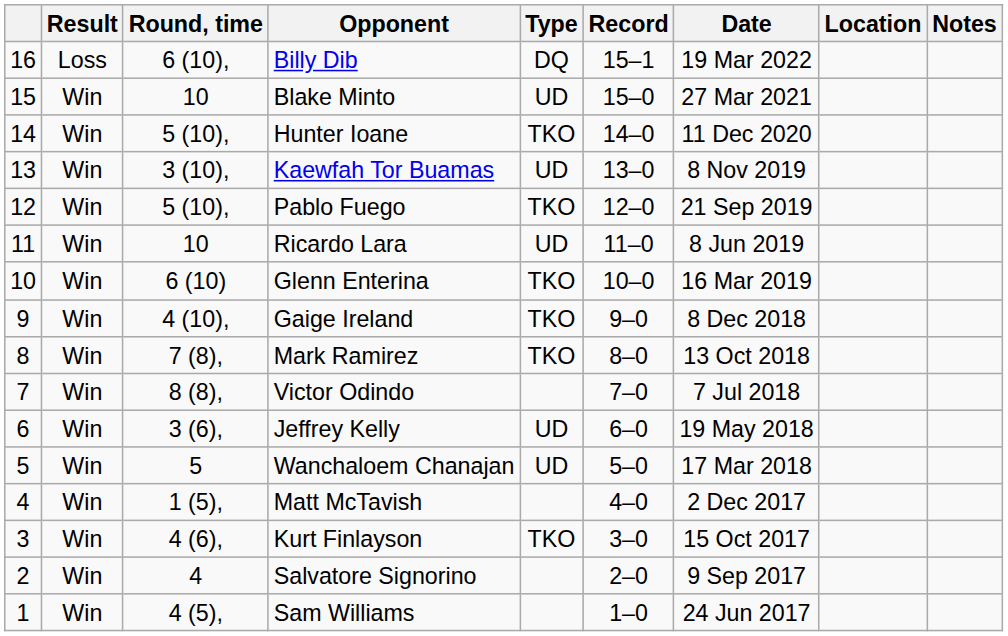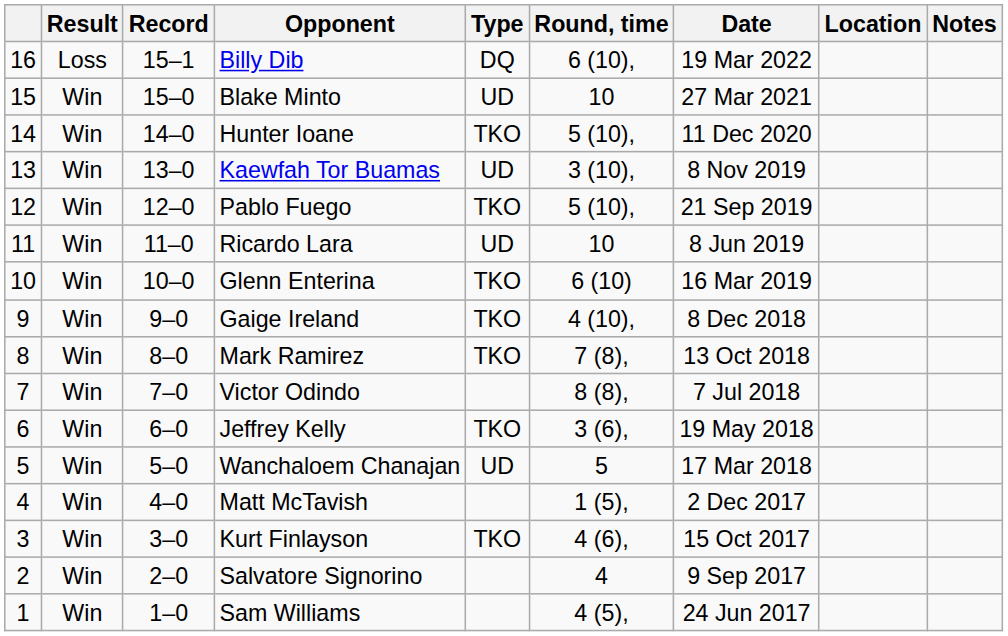columns swapped: (629, 23) <-> (196, 23)
(551, 428) UD -> (497, 428) TKO
